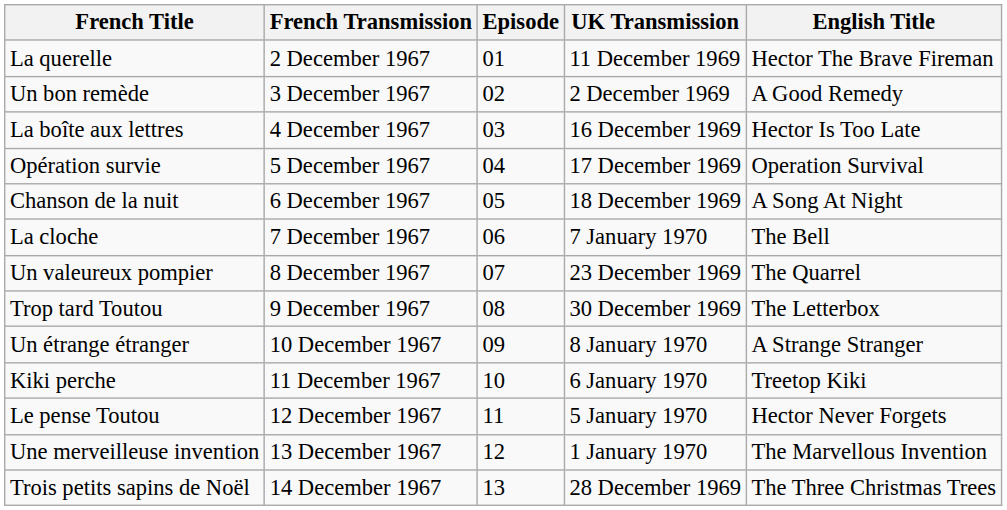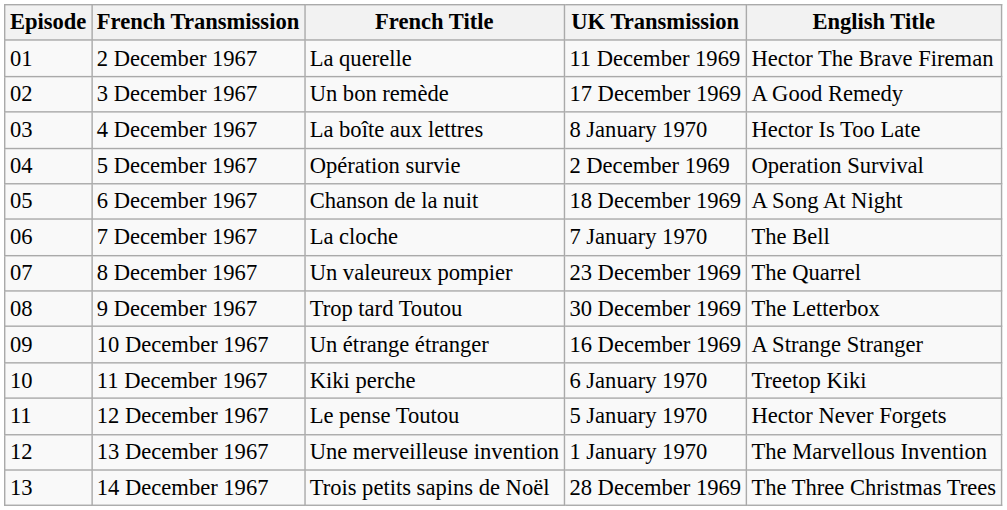columns swapped: (521, 22) <-> (135, 22)
(650, 93) 2 December 1969 -> (655, 93) 17 December 1969
(655, 129) 16 December 1969 -> (638, 129) 8 January 1970
(655, 165) 17 December 1969 -> (650, 165) 2 December 1969
(638, 344) 8 January 1970 -> (655, 344) 16 December 1969
